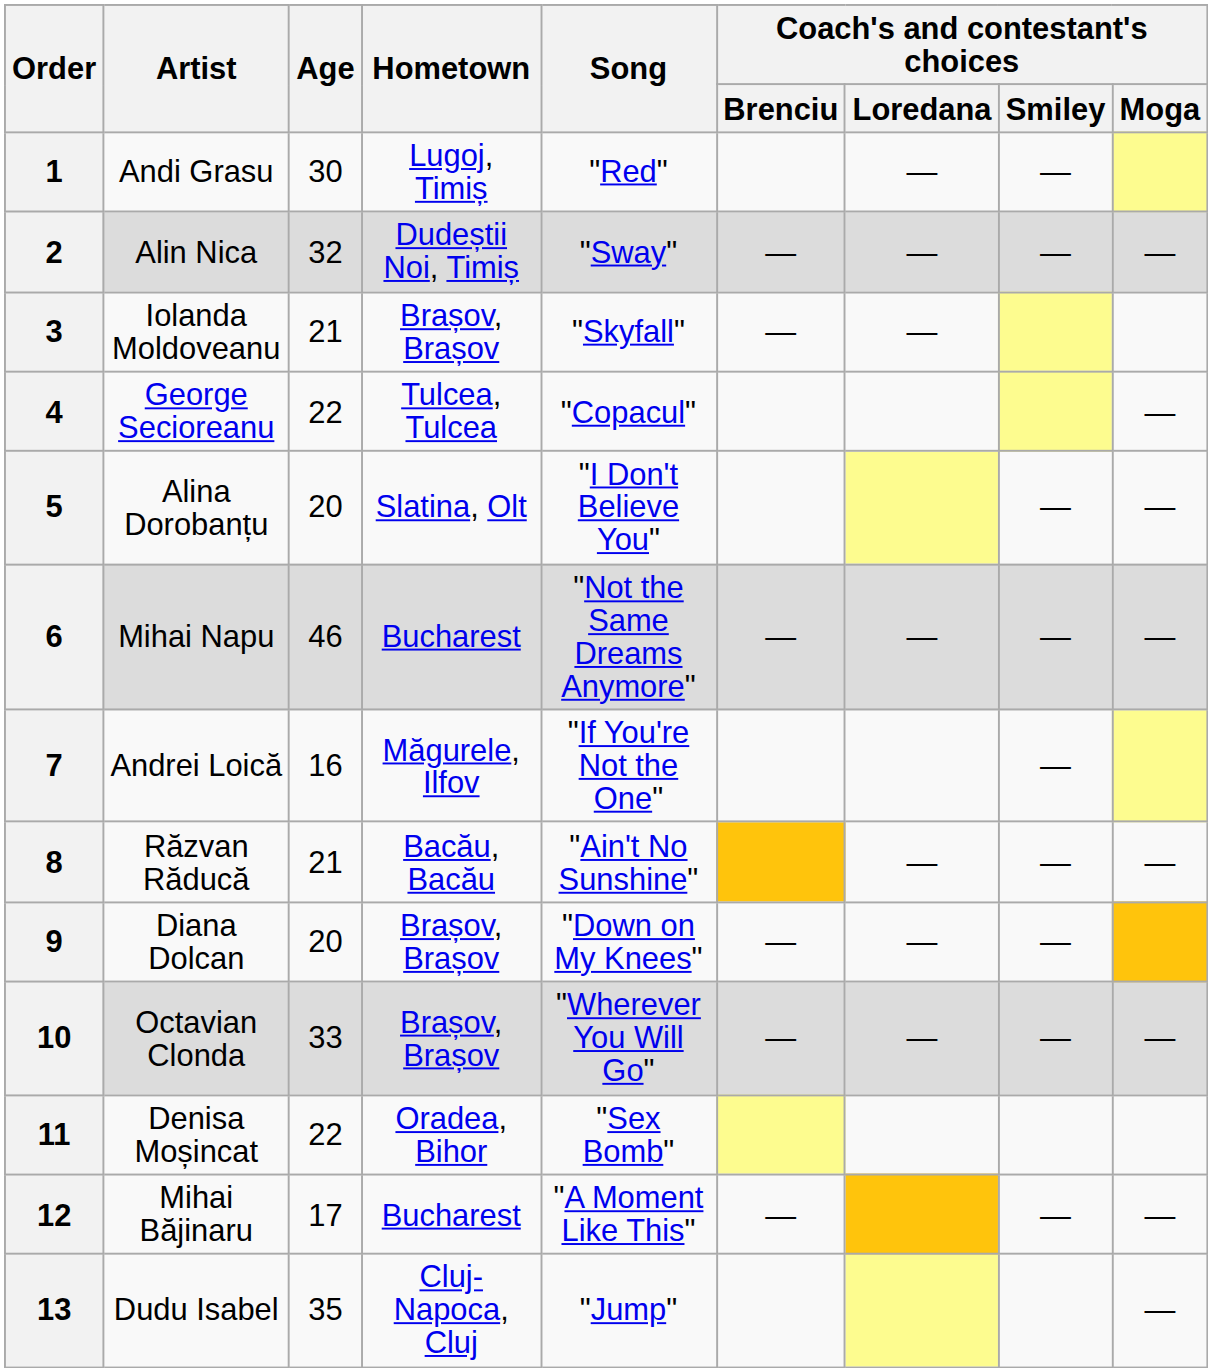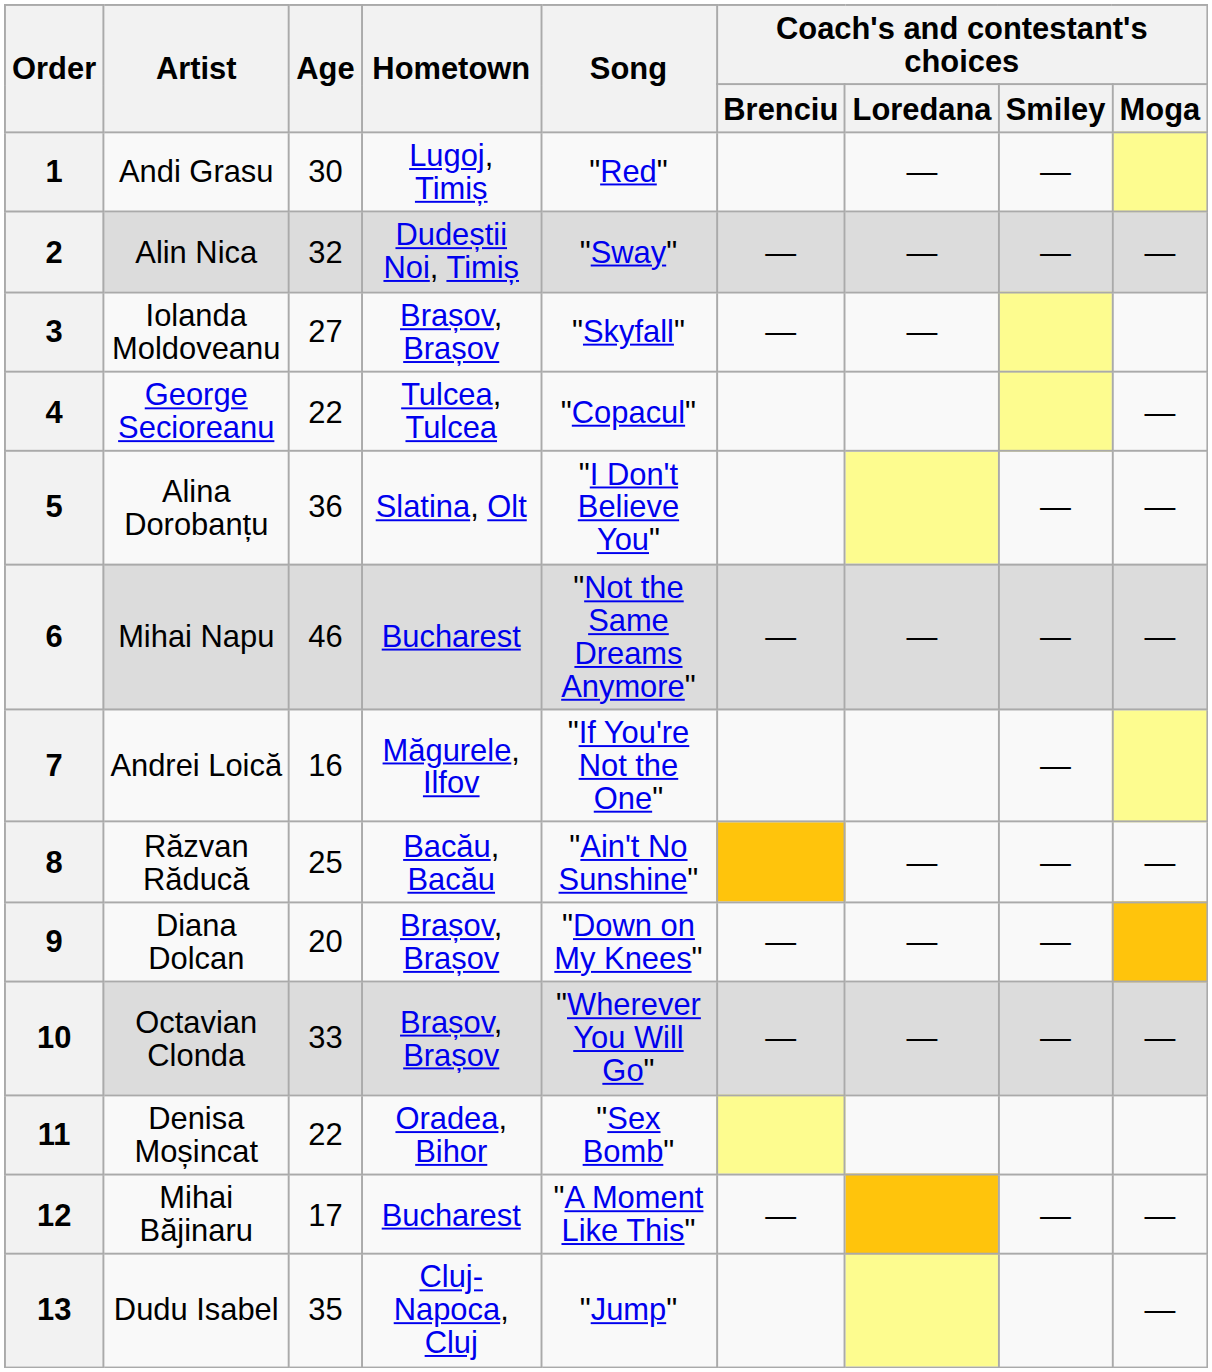(325, 331) 21 -> (325, 331) 27
(325, 508) 20 -> (325, 508) 36
(325, 862) 21 -> (325, 862) 25
